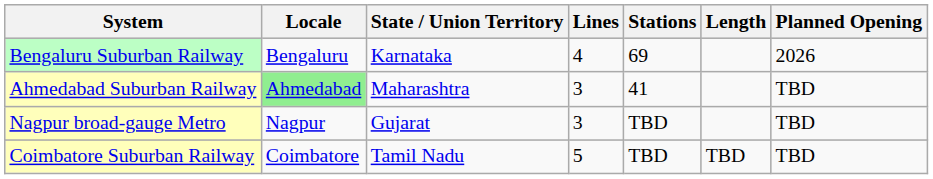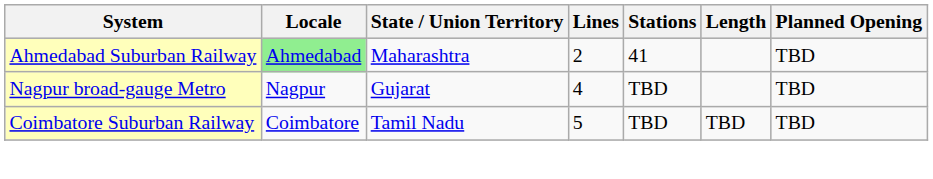- row: (126, 55)
(578, 88) 3 -> (578, 55) 2
(578, 122) 3 -> (578, 88) 4
